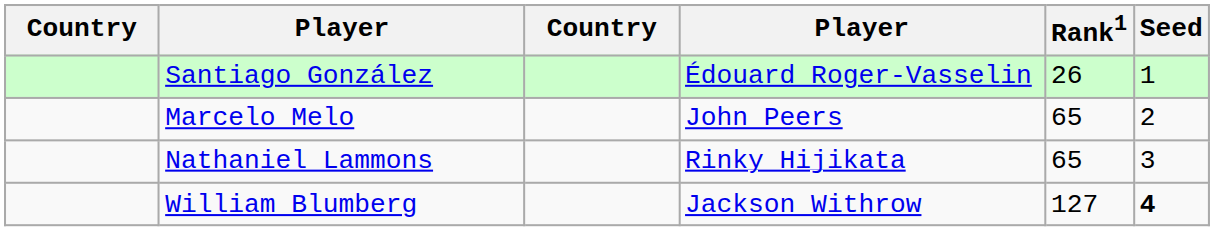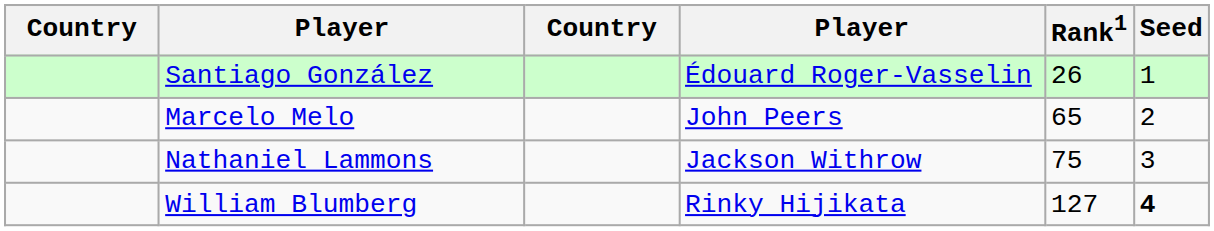(795, 162) Rinky Hijikata -> (803, 162) Jackson Withrow
(1067, 162) 65 -> (1067, 162) 75
(803, 204) Jackson Withrow -> (795, 204) Rinky Hijikata
